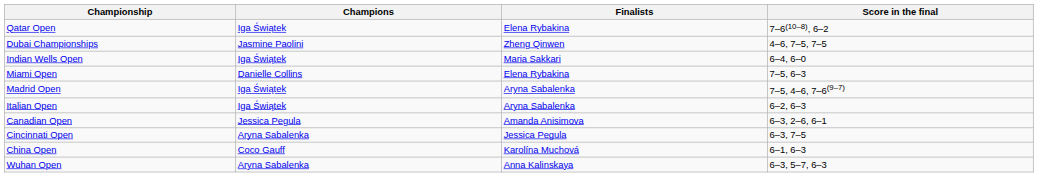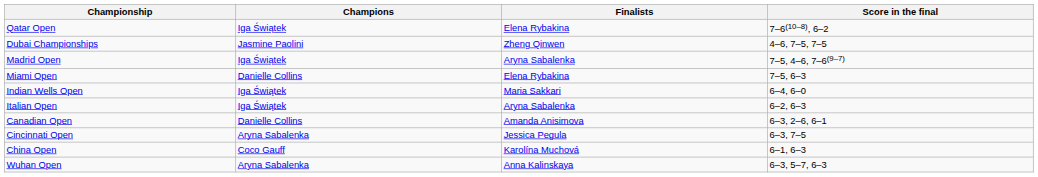rows swapped: (45, 59) <-> (34, 90)
(269, 121) Jessica Pegula -> (270, 121) Danielle Collins
